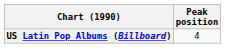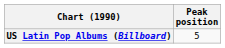(197, 36) 4 -> (197, 36) 5
